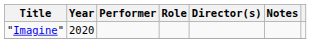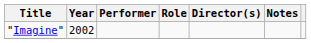(82, 30) 2020 -> (82, 30) 2002
